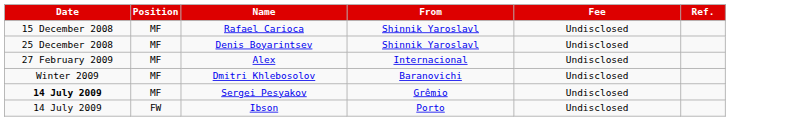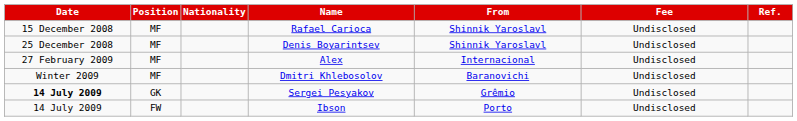+ column: (214, 12)
(156, 92) MF -> (156, 92) GK
